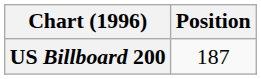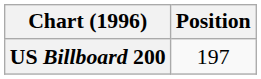(213, 56) 187 -> (213, 56) 197
